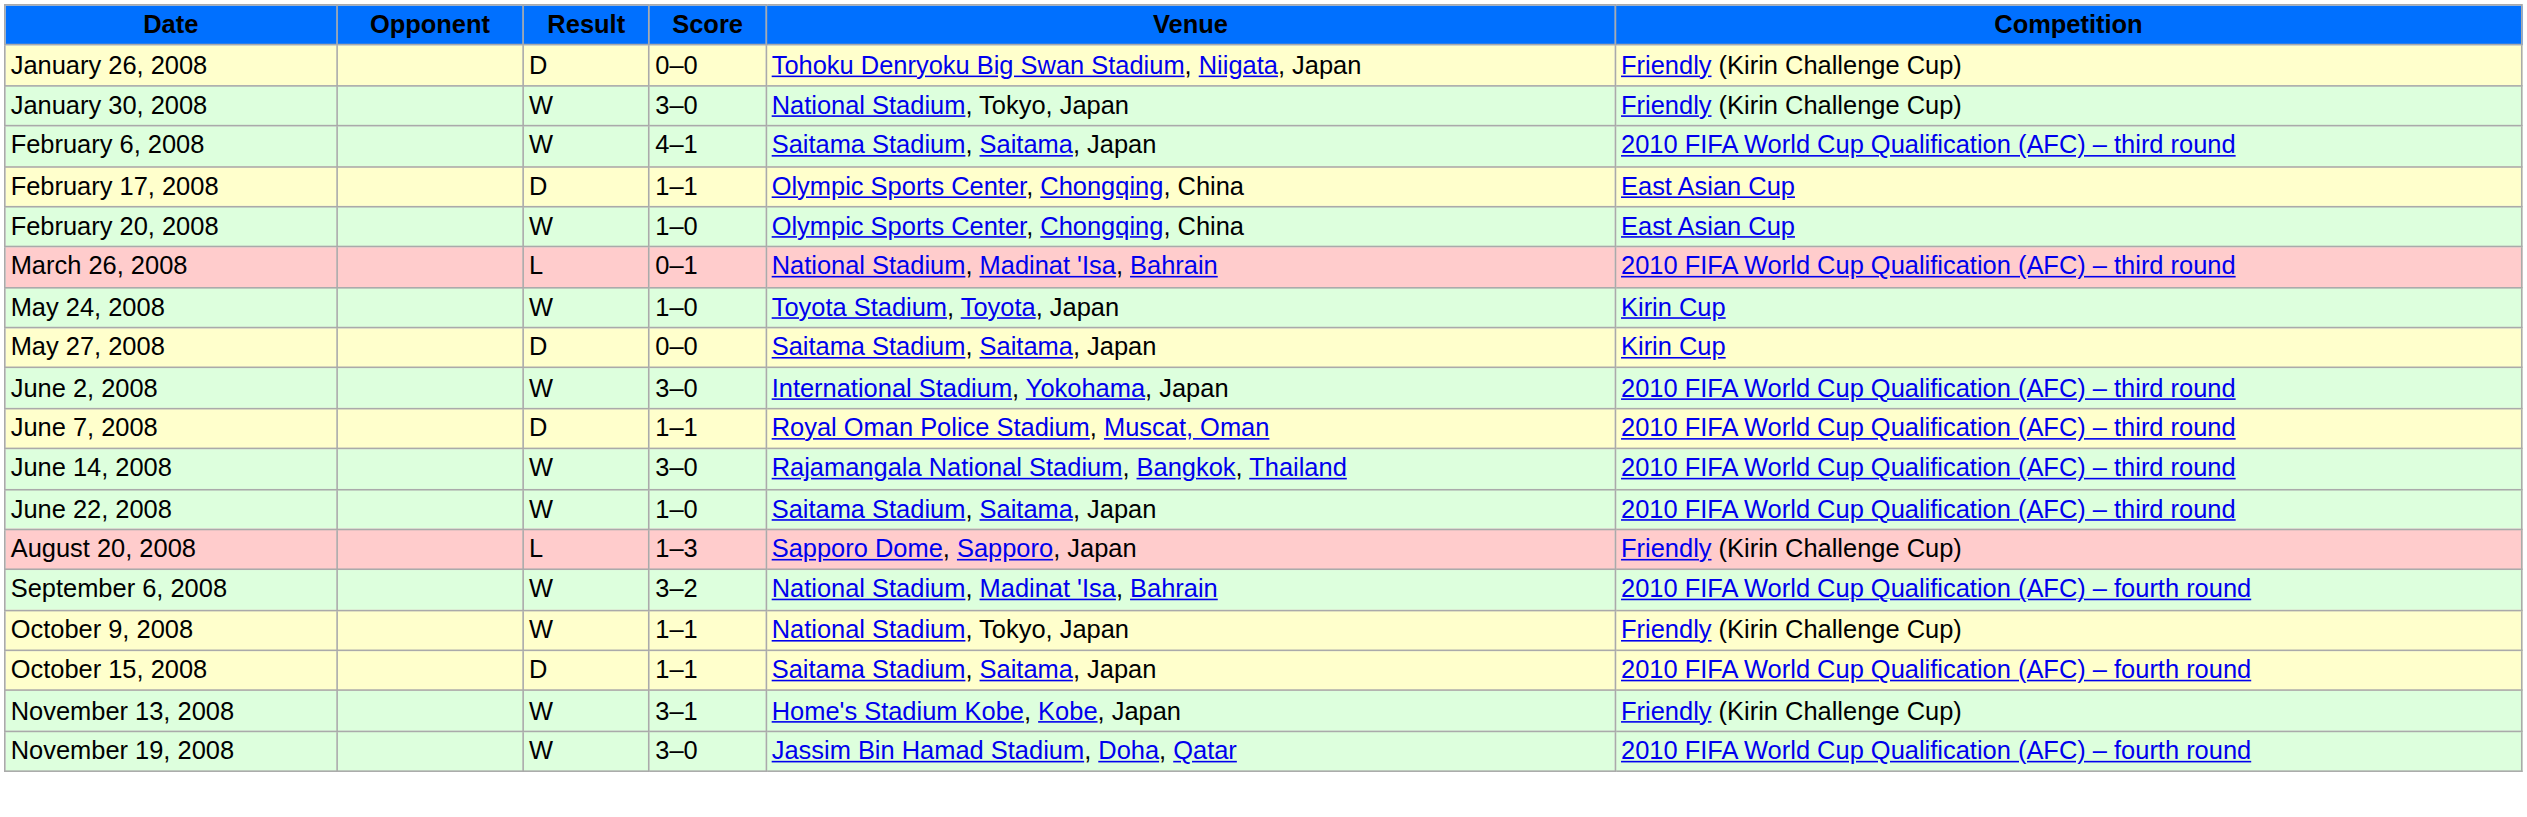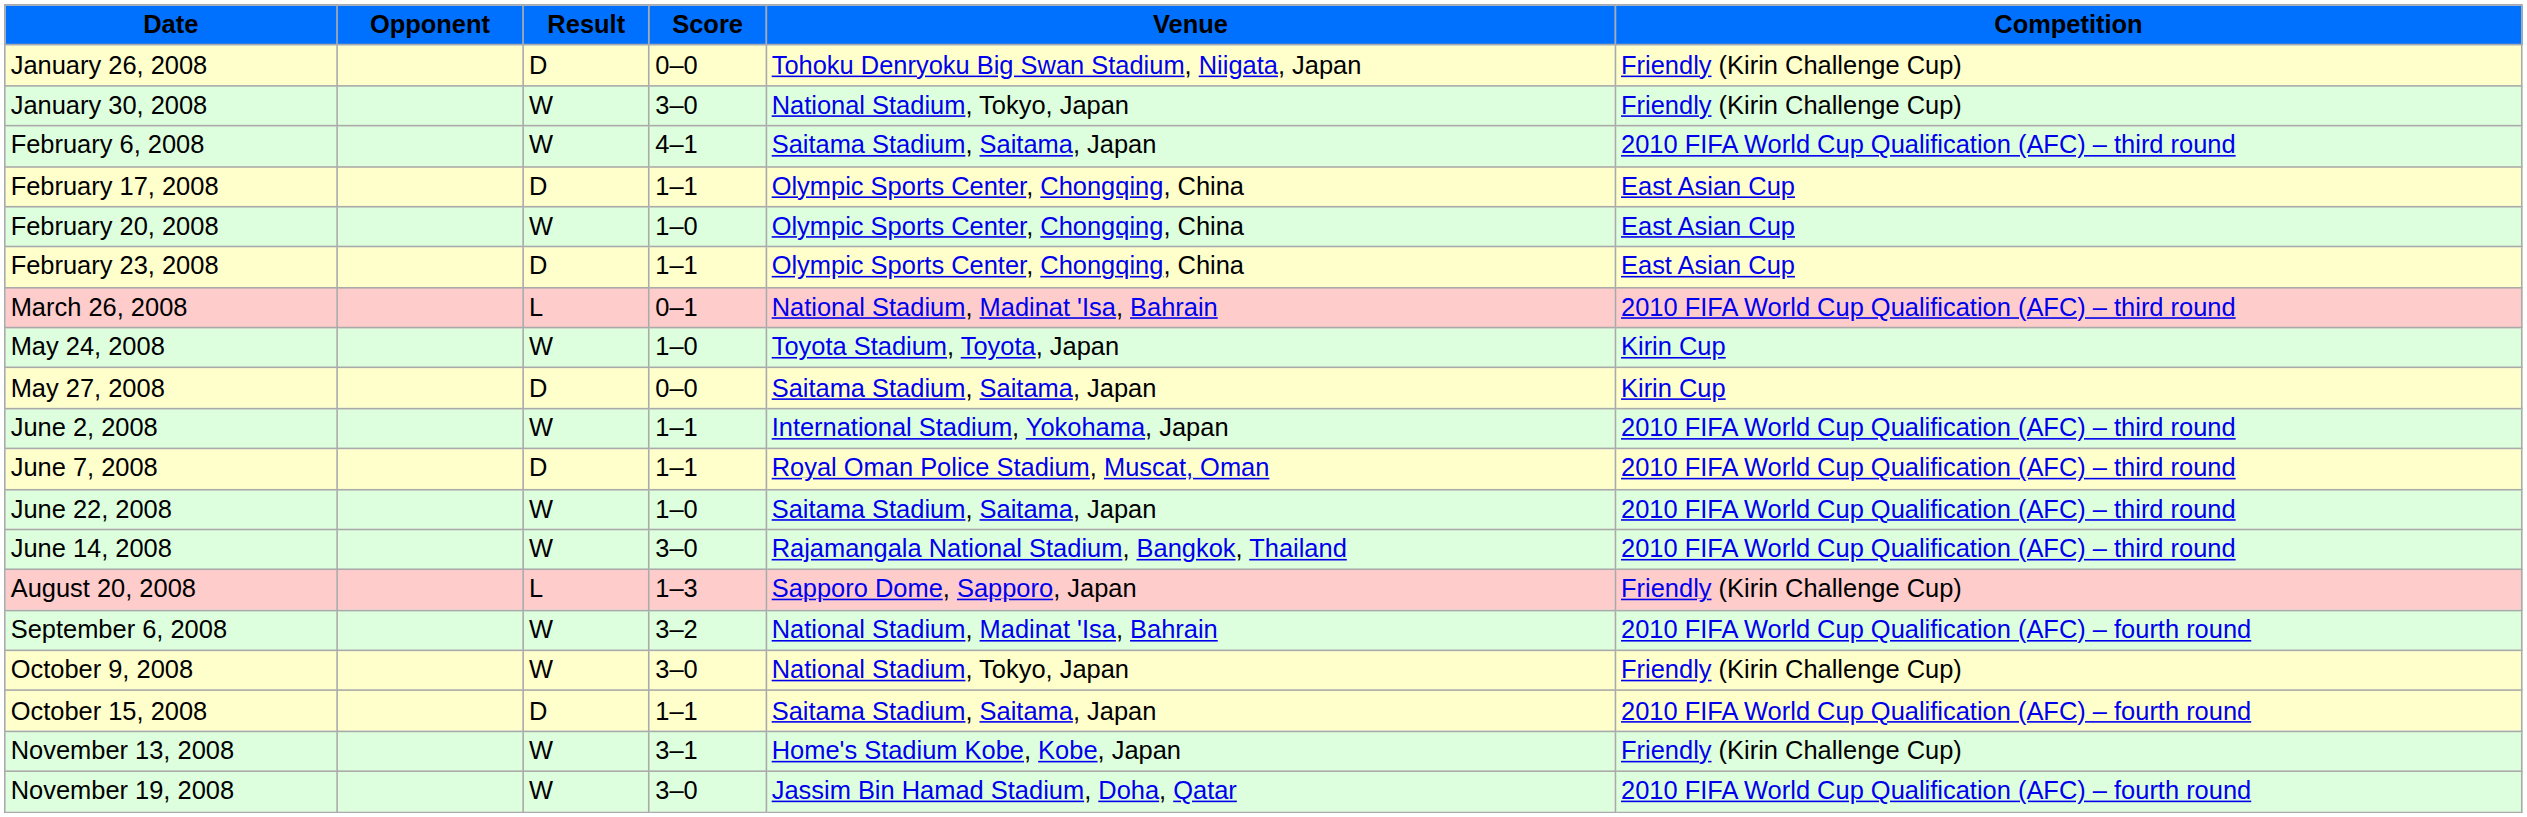+ row: (115, 266)
(677, 387) 3–0 -> (677, 428) 1–1
rows swapped: (91, 468) <-> (91, 508)
(677, 629) 1–1 -> (677, 670) 3–0
